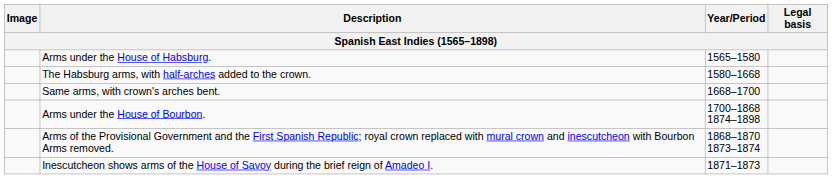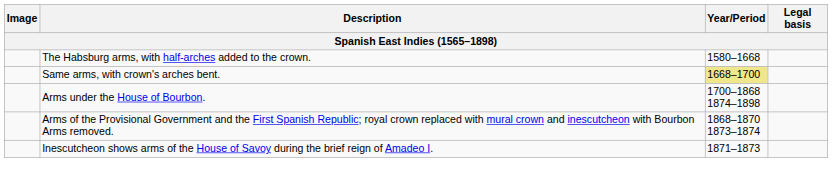- row: (127, 58)
(734, 91) no background -> (734, 74) khaki background
